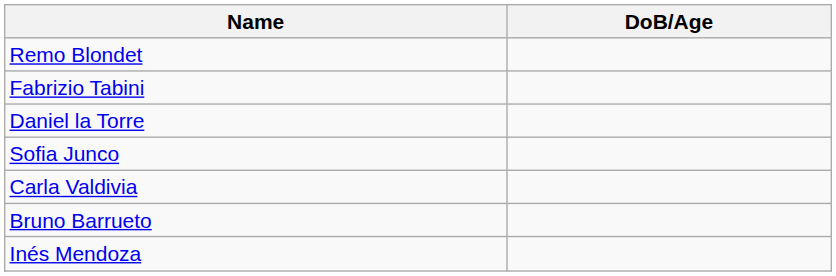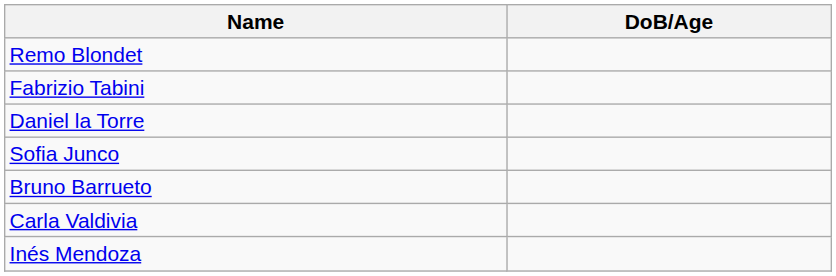rows swapped: (73, 188) <-> (81, 221)
